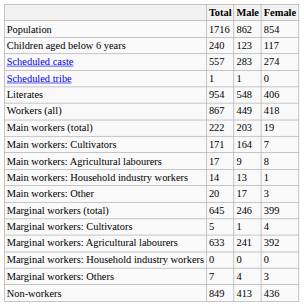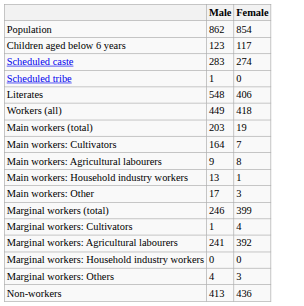- column: (220, 12)
